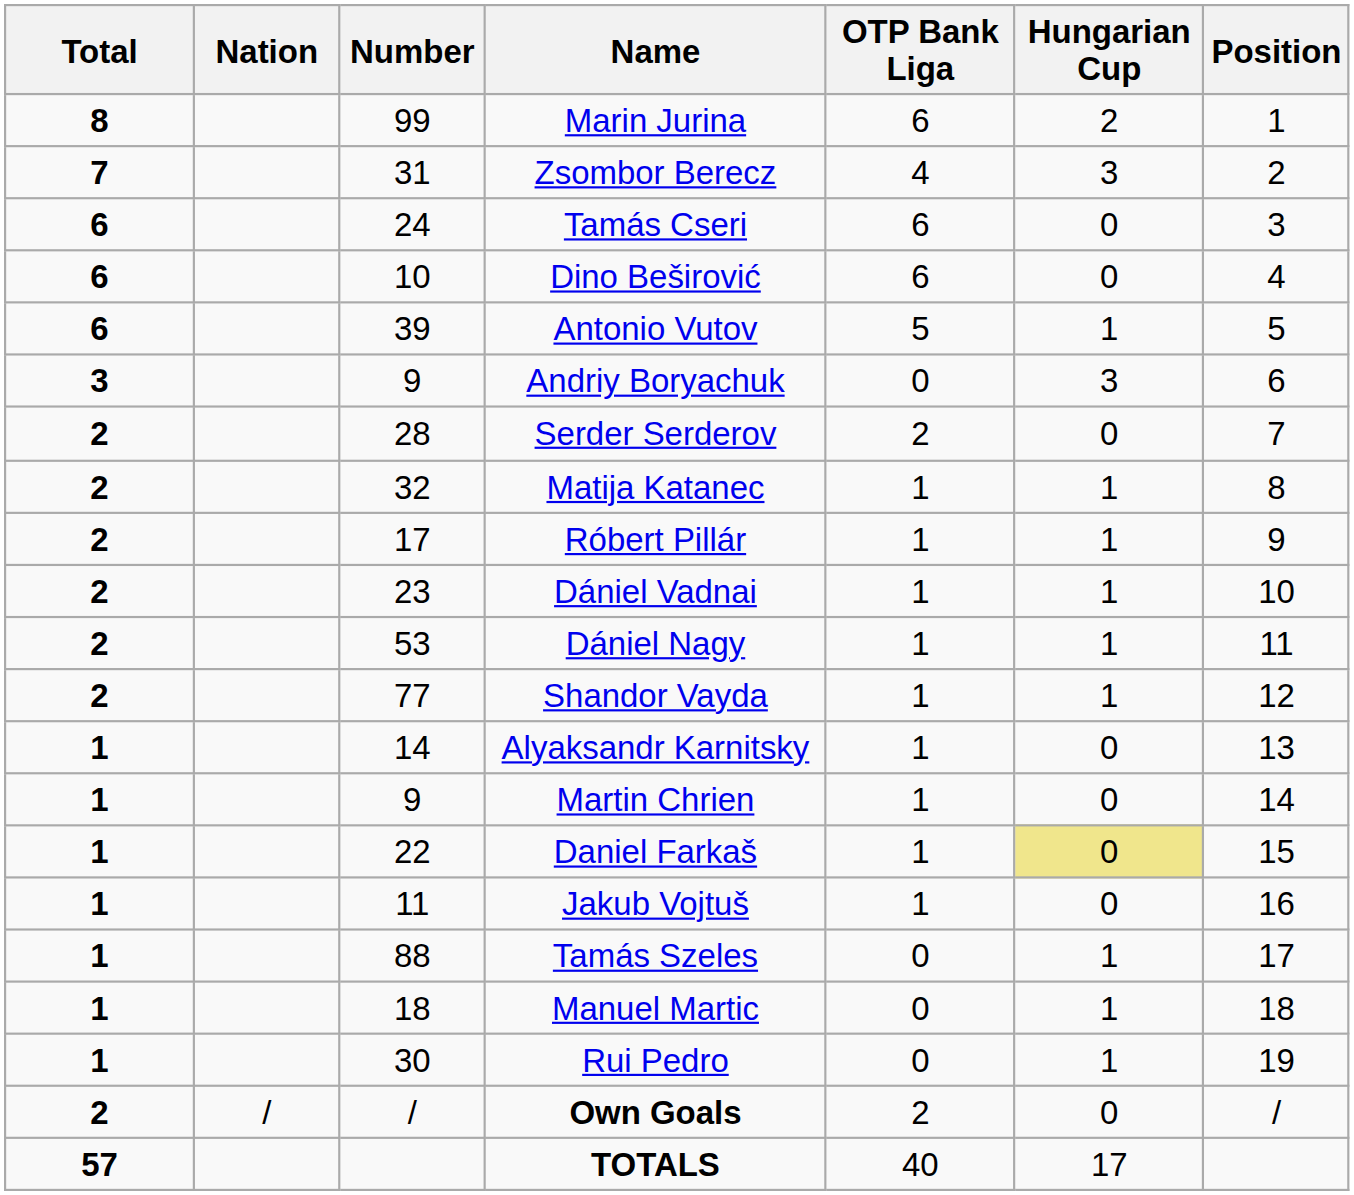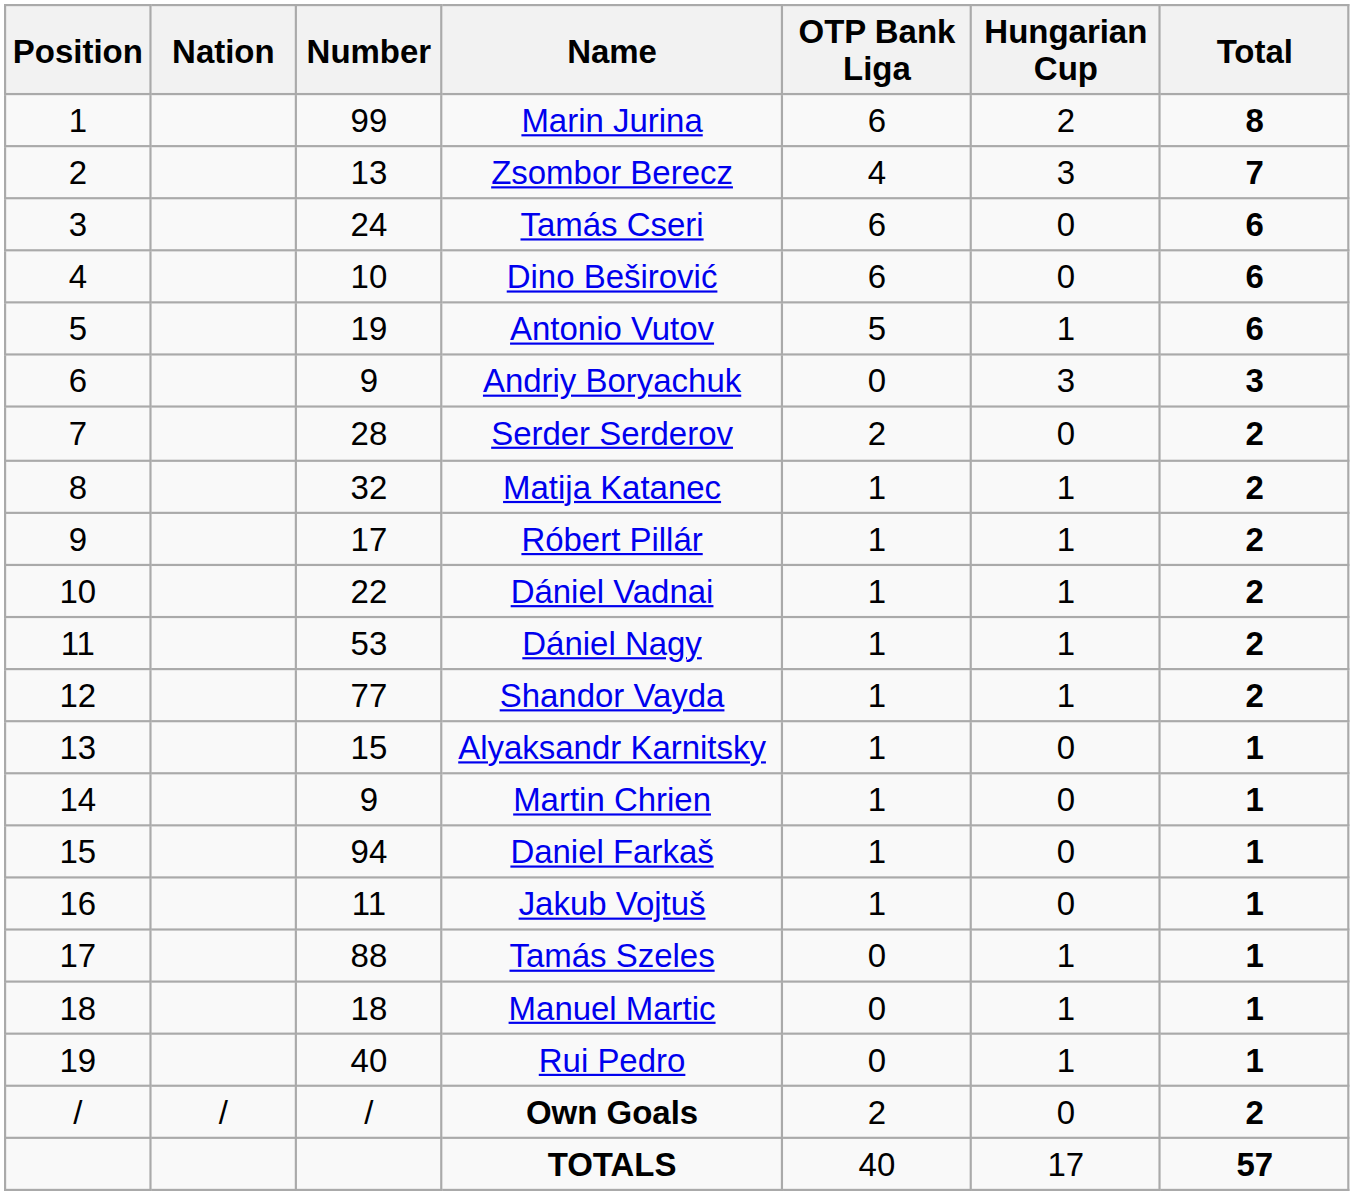columns swapped: (1277, 50) <-> (100, 50)
(412, 173) 31 -> (369, 173) 13
(412, 329) 39 -> (369, 329) 19
(412, 590) 23 -> (369, 590) 22
(412, 747) 14 -> (369, 747) 15
(412, 852) 22 -> (369, 852) 94
(1109, 852) khaki background -> (1066, 852) no background
(412, 1060) 30 -> (369, 1060) 40
